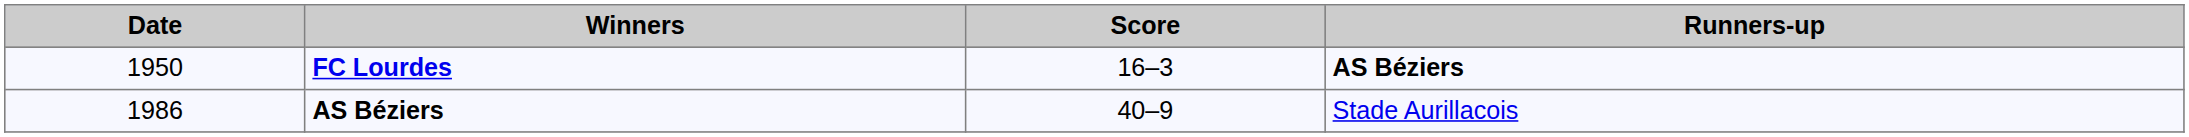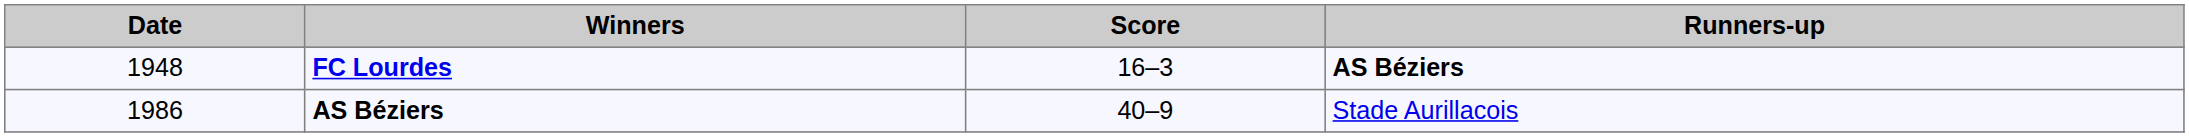(155, 68) 1950 -> (155, 68) 1948
